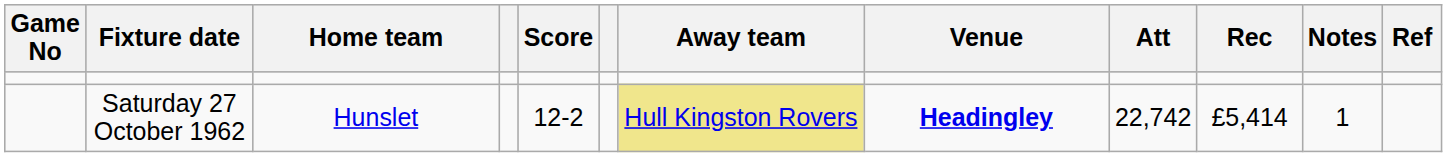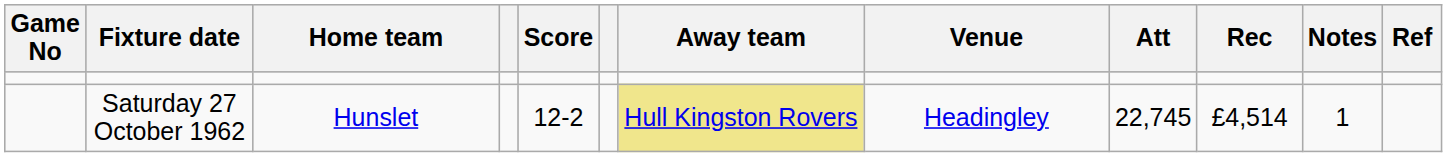(986, 117) bold -> (986, 117) normal
(1153, 117) 22,742 -> (1153, 117) 22,745
(1250, 117) £5,414 -> (1250, 117) £4,514
